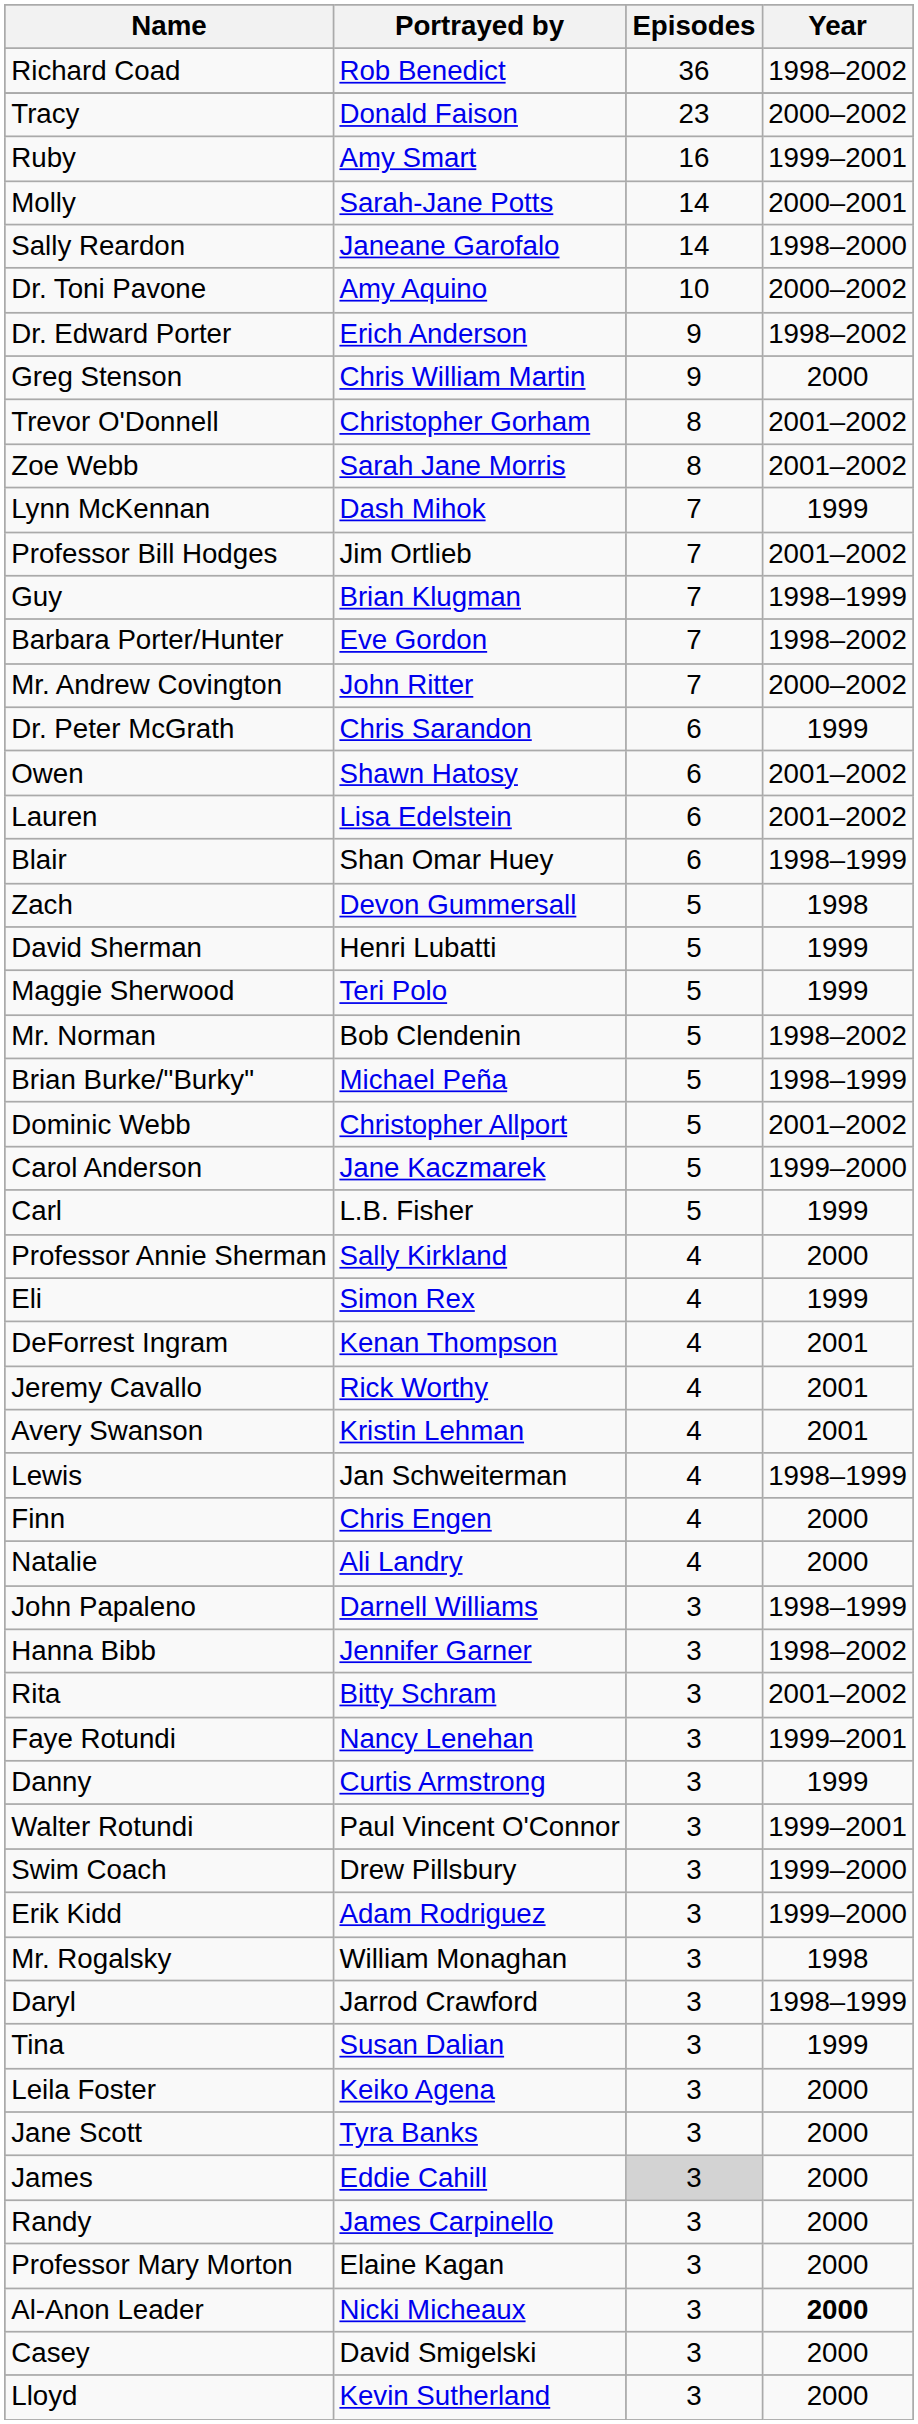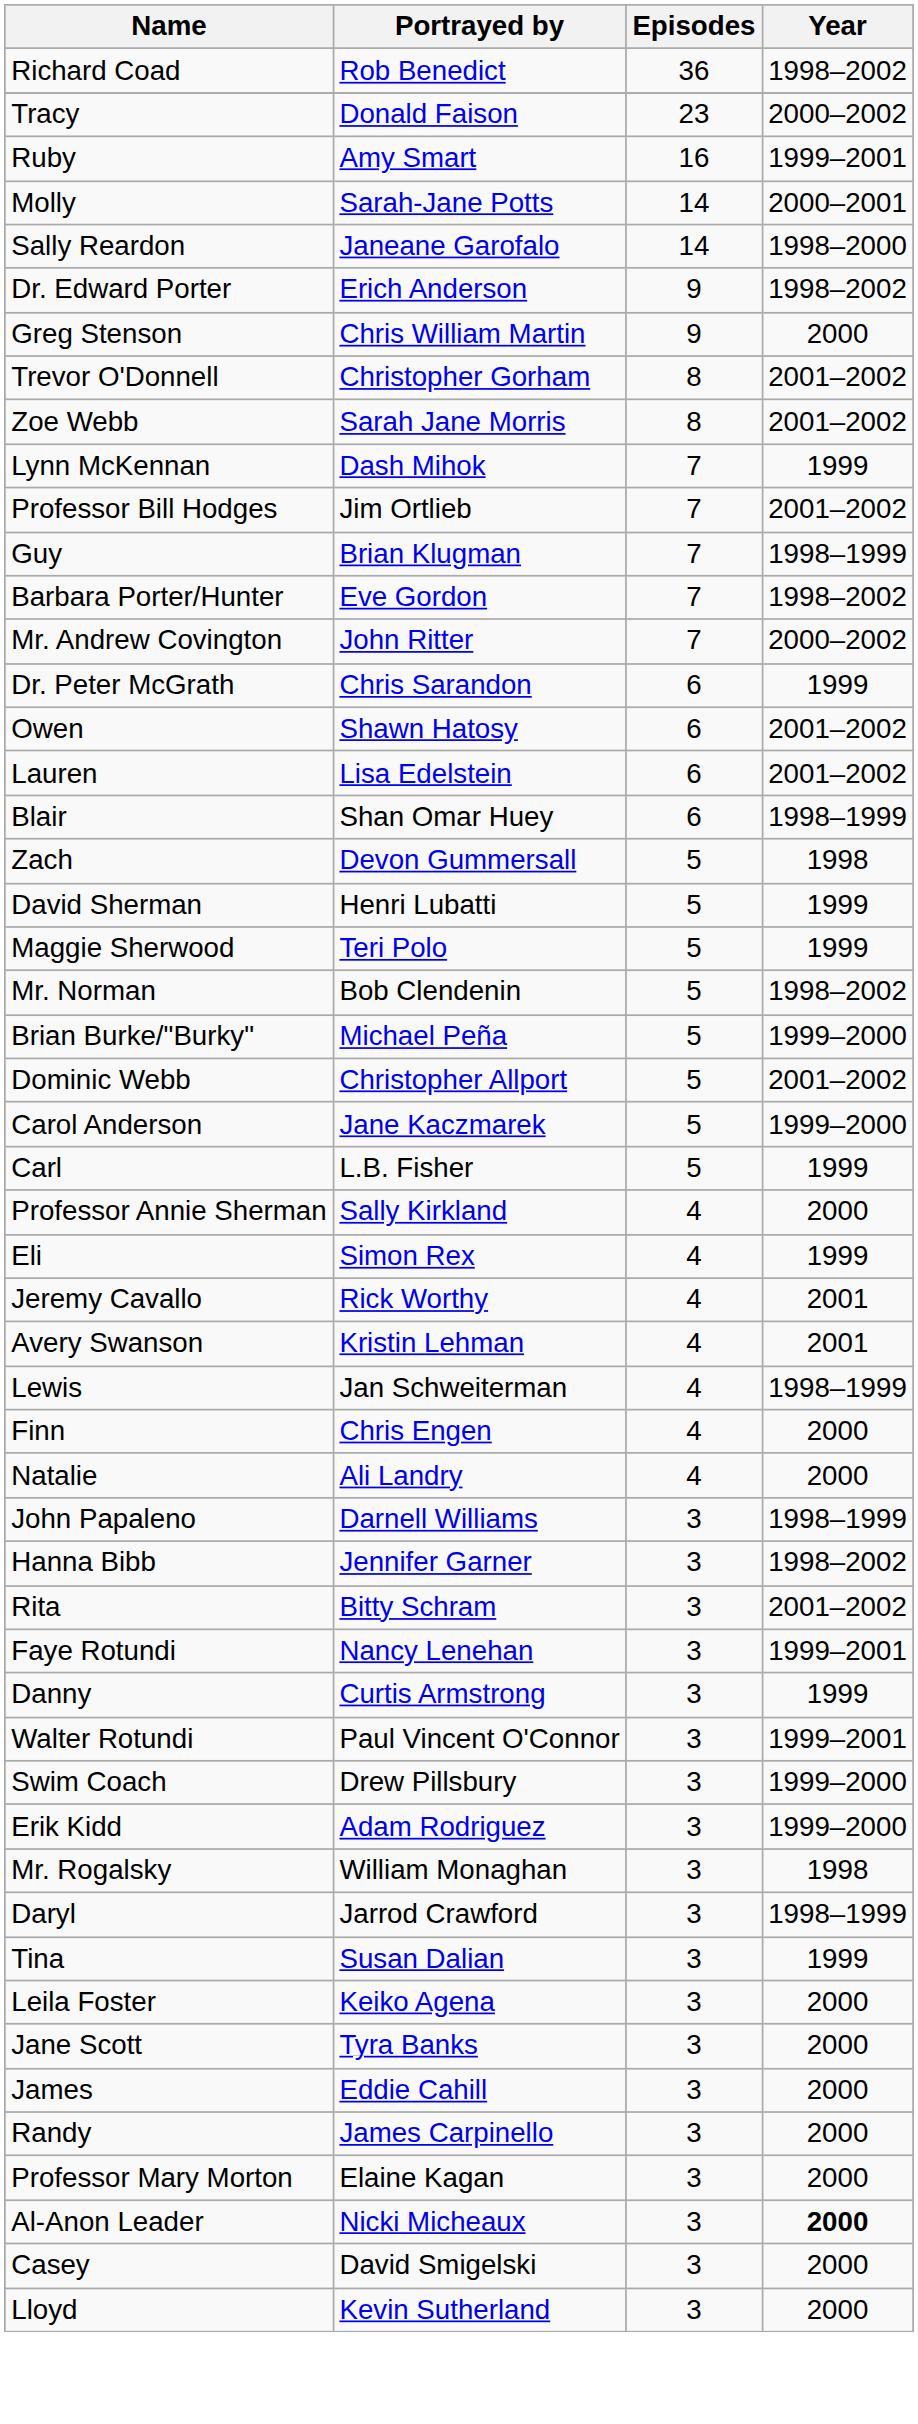- row: (109, 289)
(838, 1080) 1998–1999 -> (838, 1036) 1999–2000
- row: (120, 1343)
(694, 2177) lightgrey background -> (694, 2089) no background
